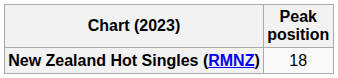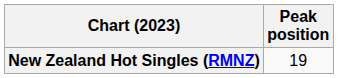(298, 60) 18 -> (298, 60) 19
